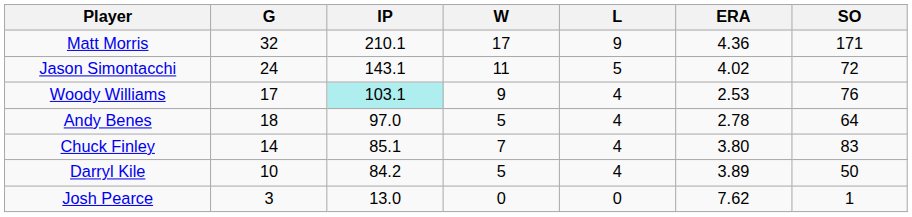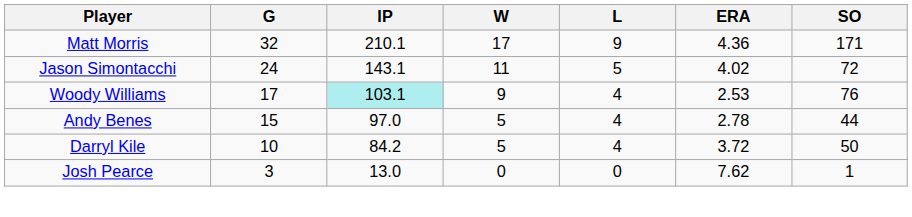(269, 120) 18 -> (269, 120) 15
(850, 120) 64 -> (850, 120) 44
- row: (108, 146)
(733, 172) 3.89 -> (733, 146) 3.72
